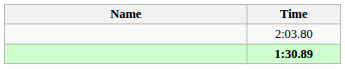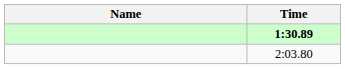rows swapped: (294, 53) <-> (294, 34)
